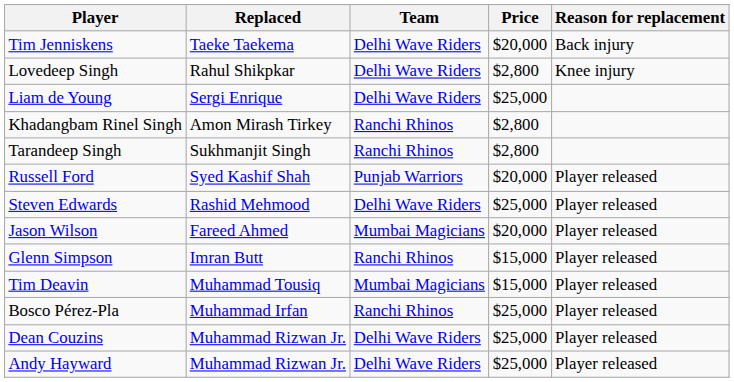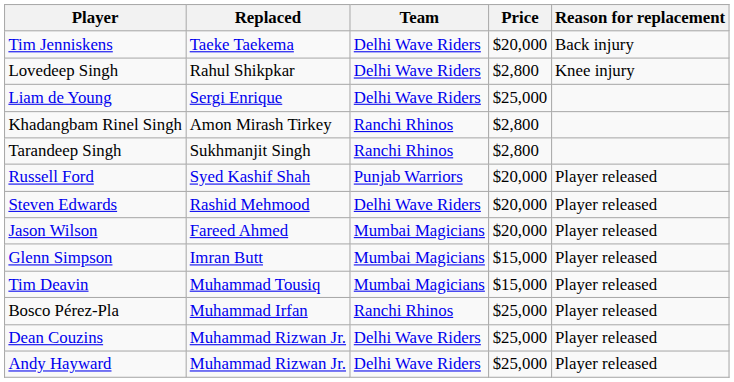(520, 204) $25,000 -> (520, 204) $20,000
(403, 257) Ranchi Rhinos -> (419, 257) Mumbai Magicians
